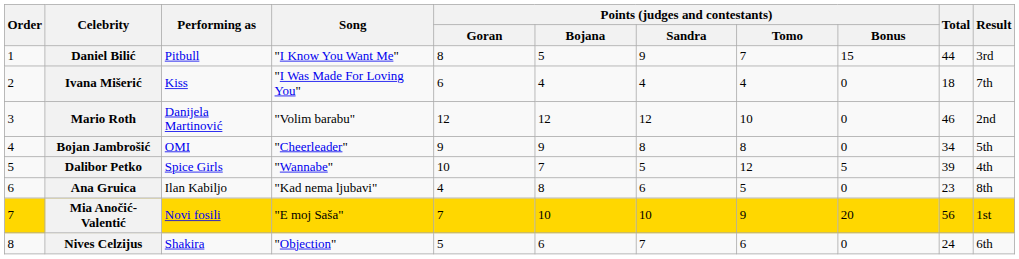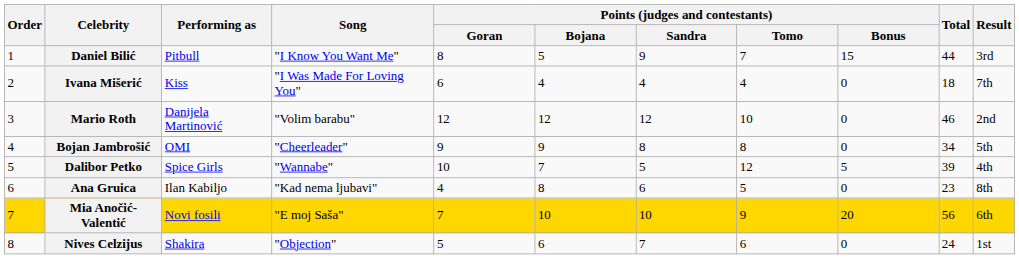(984, 215) 1st -> (984, 215) 6th
(984, 243) 6th -> (984, 243) 1st
